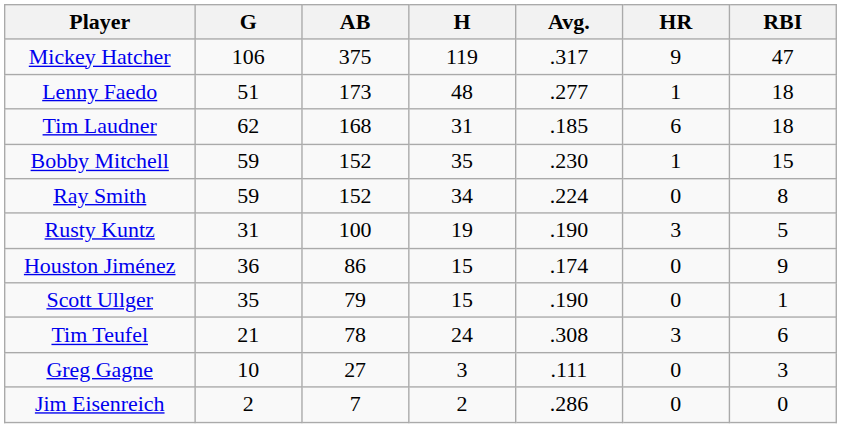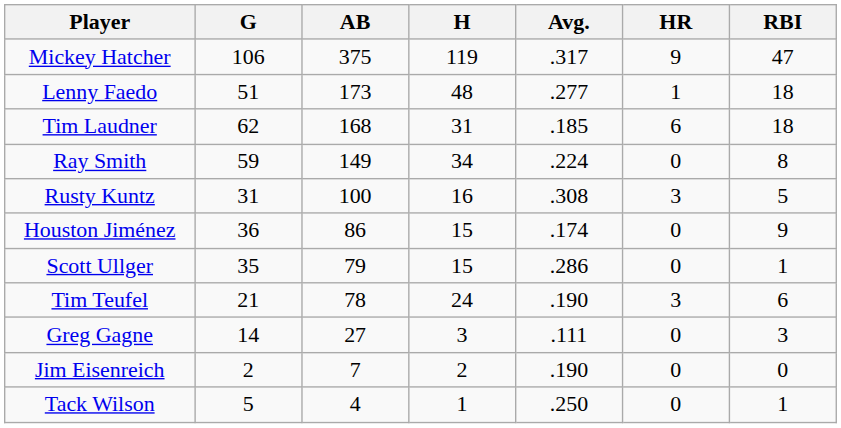- row: (100, 160)
(355, 195) 152 -> (355, 160) 149
(462, 230) 19 -> (462, 195) 16
(569, 230) .190 -> (569, 195) .308
(569, 299) .190 -> (569, 265) .286
(569, 334) .308 -> (569, 299) .190
(248, 369) 10 -> (248, 334) 14
(569, 404) .286 -> (569, 369) .190
+ row: (100, 404)
